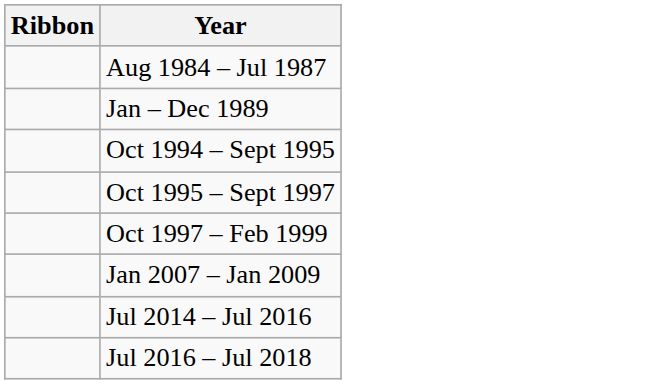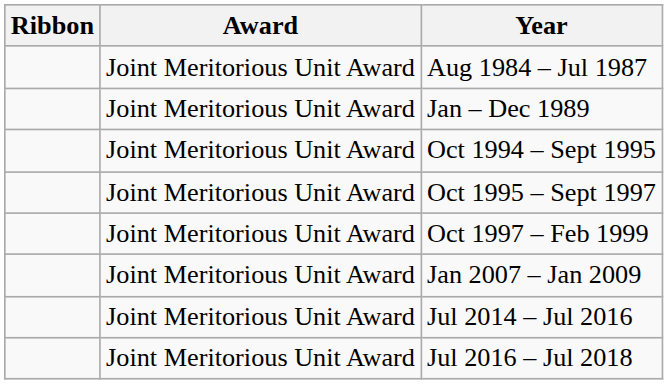+ column: (261, 25)
